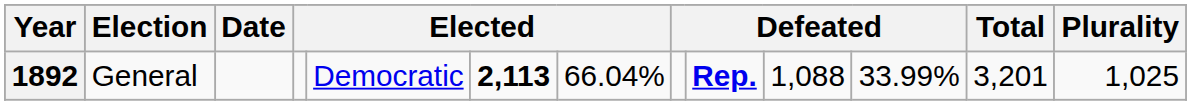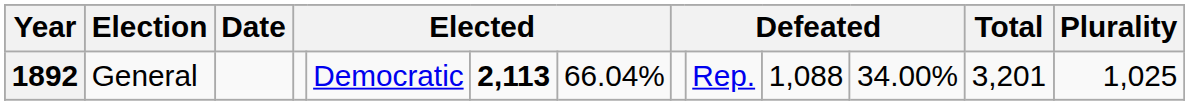(725, 75) bold -> (724, 75) normal
(909, 75) 33.99% -> (908, 75) 34.00%
